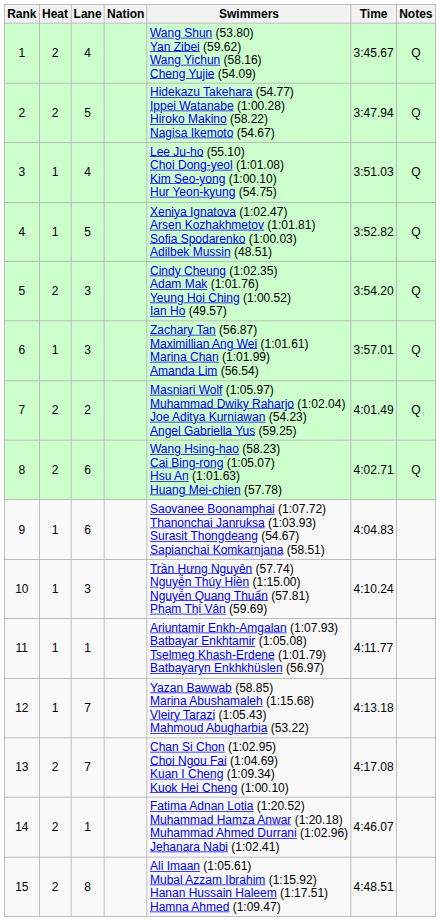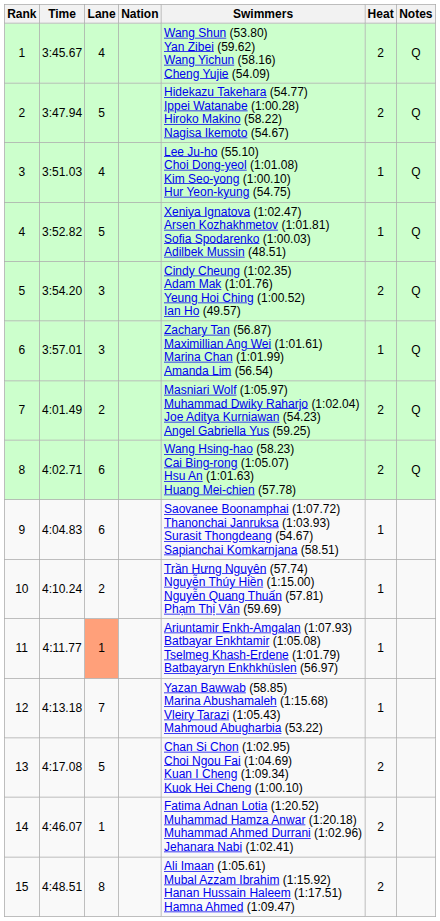columns swapped: (55, 14) <-> (374, 14)
(88, 589) 3 -> (102, 589) 2
(88, 648) no background -> (102, 648) lightsalmon background
(88, 767) 7 -> (102, 767) 5
